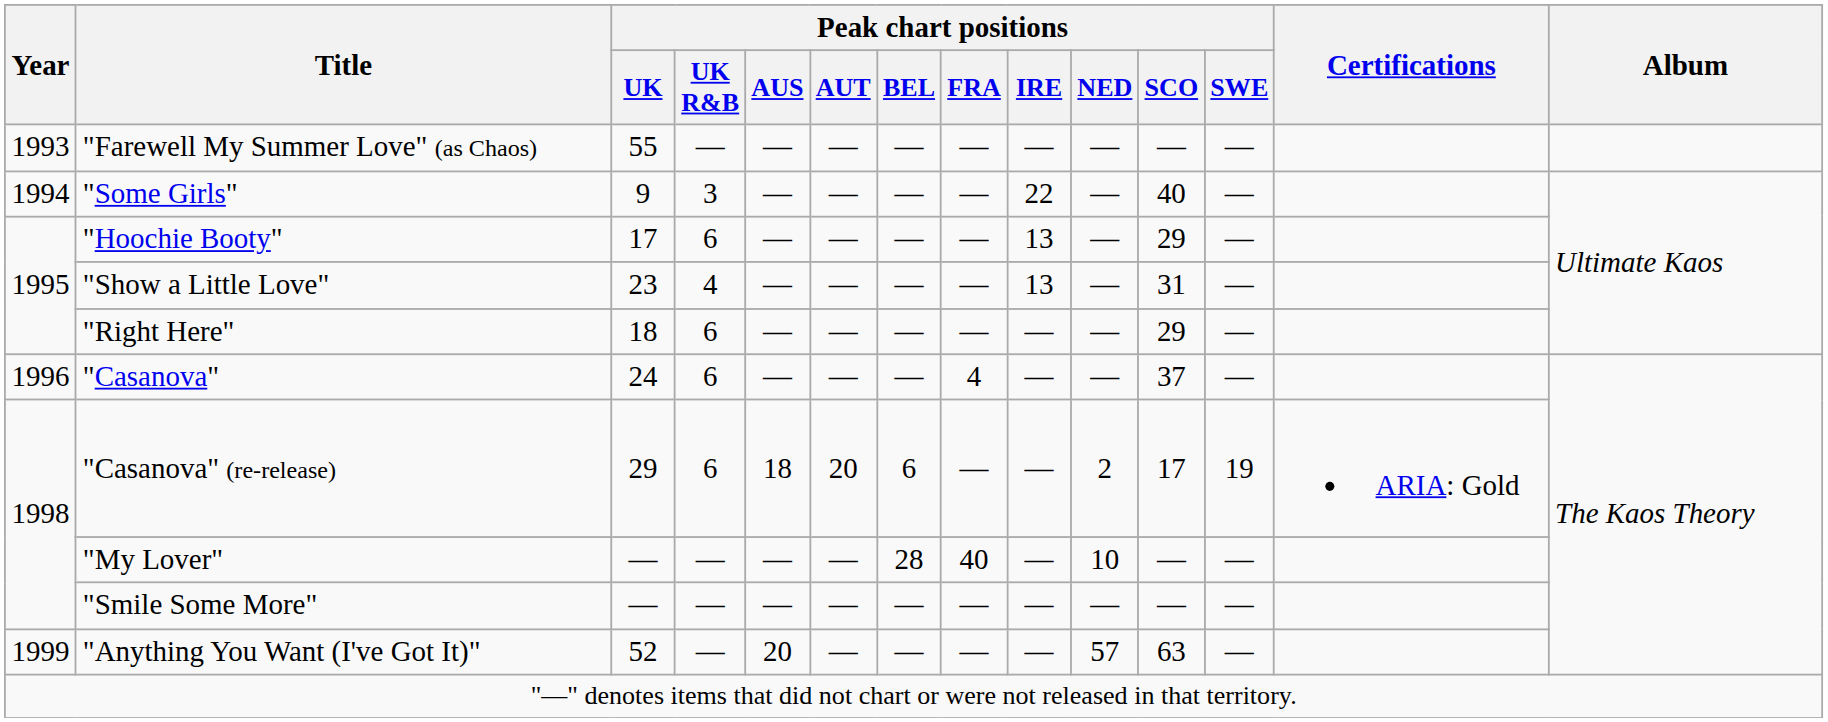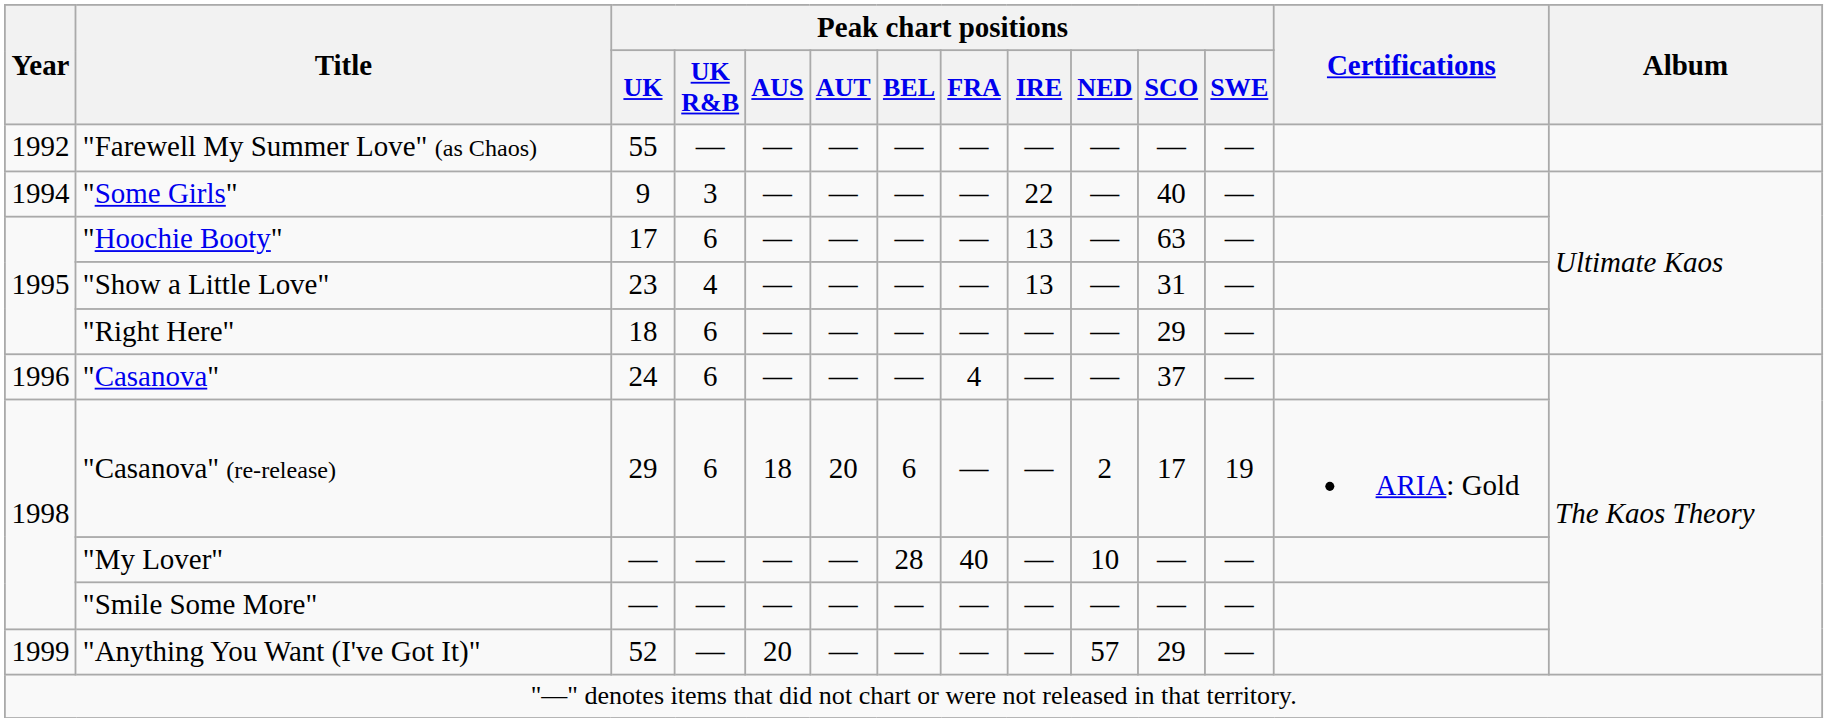(41, 147) 1993 -> (41, 147) 1992
(1171, 239) 29 -> (1171, 239) 63
(1171, 651) 63 -> (1171, 651) 29
